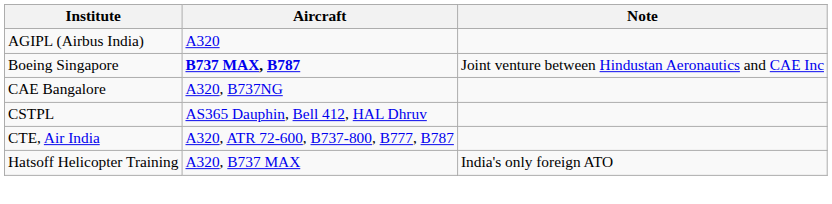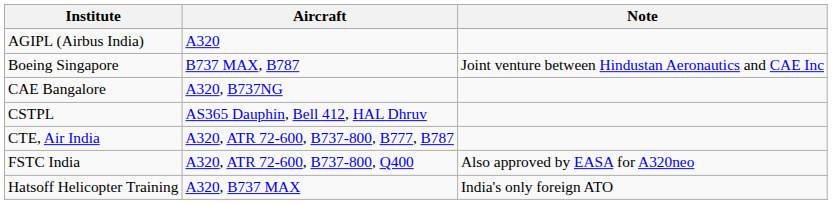(243, 65) bold -> (242, 65) normal
+ row: (44, 162)
